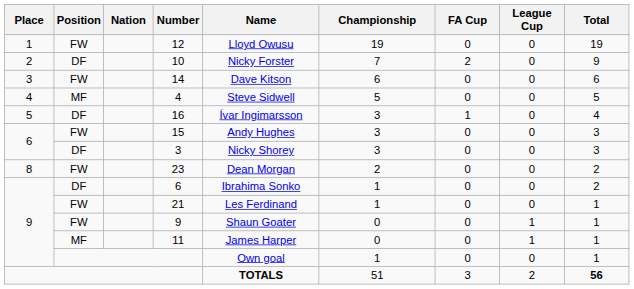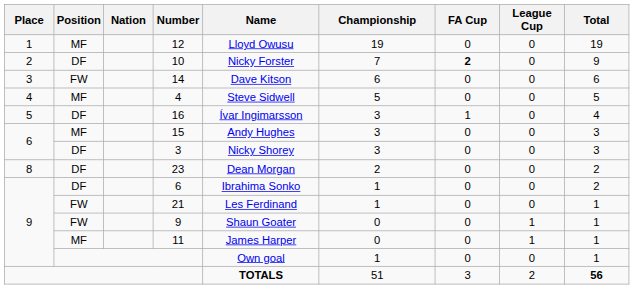(79, 44) FW -> (79, 44) MF
(468, 62) normal -> (468, 62) bold
(79, 133) FW -> (79, 133) MF
(79, 168) FW -> (79, 168) DF
